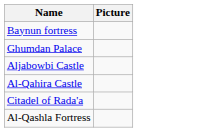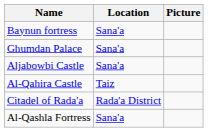+ column: (128, 13)
